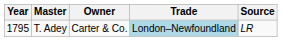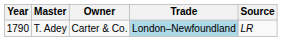(18, 28) 1795 -> (18, 28) 1790
